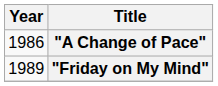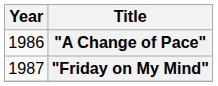(26, 68) 1989 -> (26, 68) 1987
